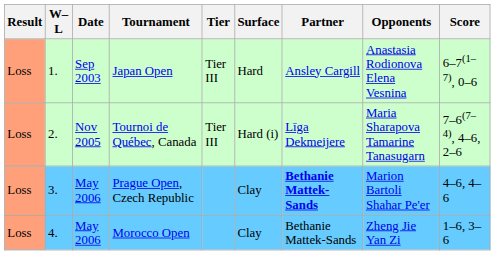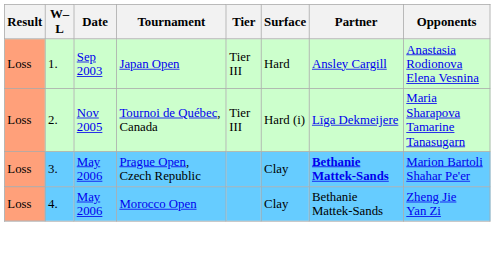- column: (465, 21)
